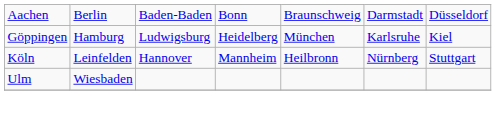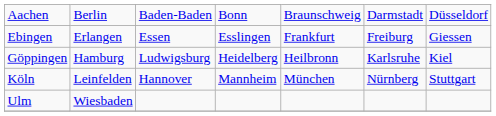+ row: (30, 36)
(309, 36) München -> (311, 57) Heilbronn
(311, 57) Heilbronn -> (309, 79) München
